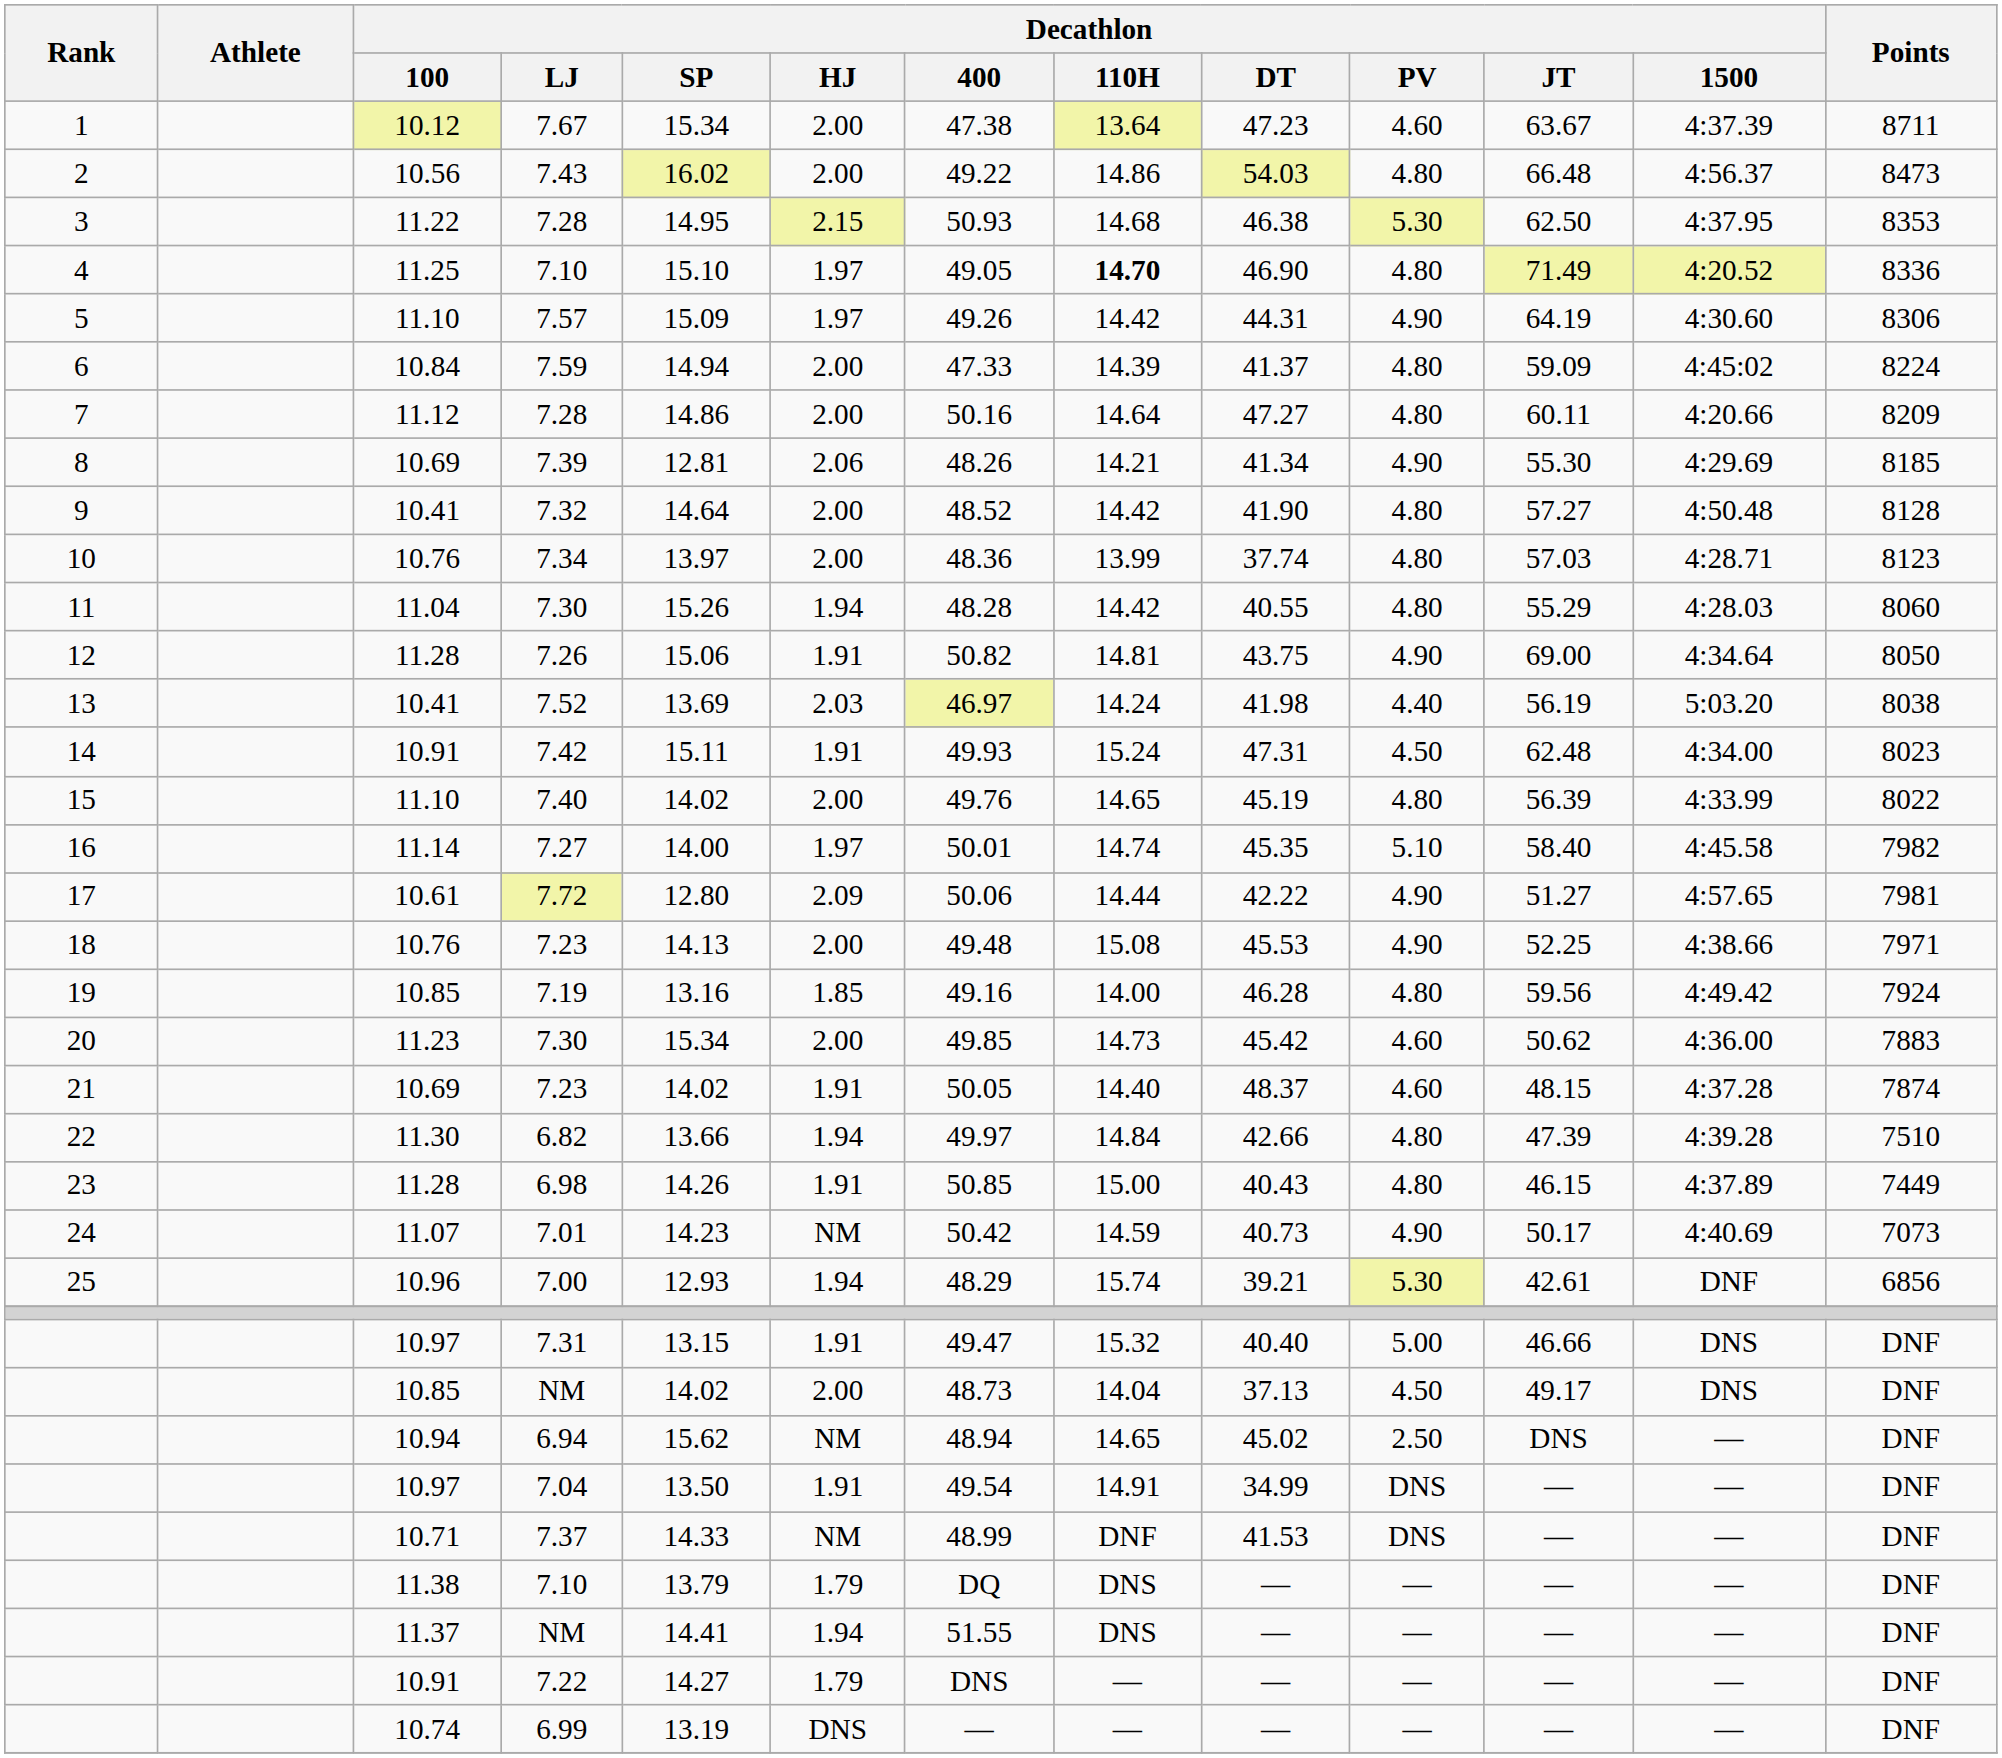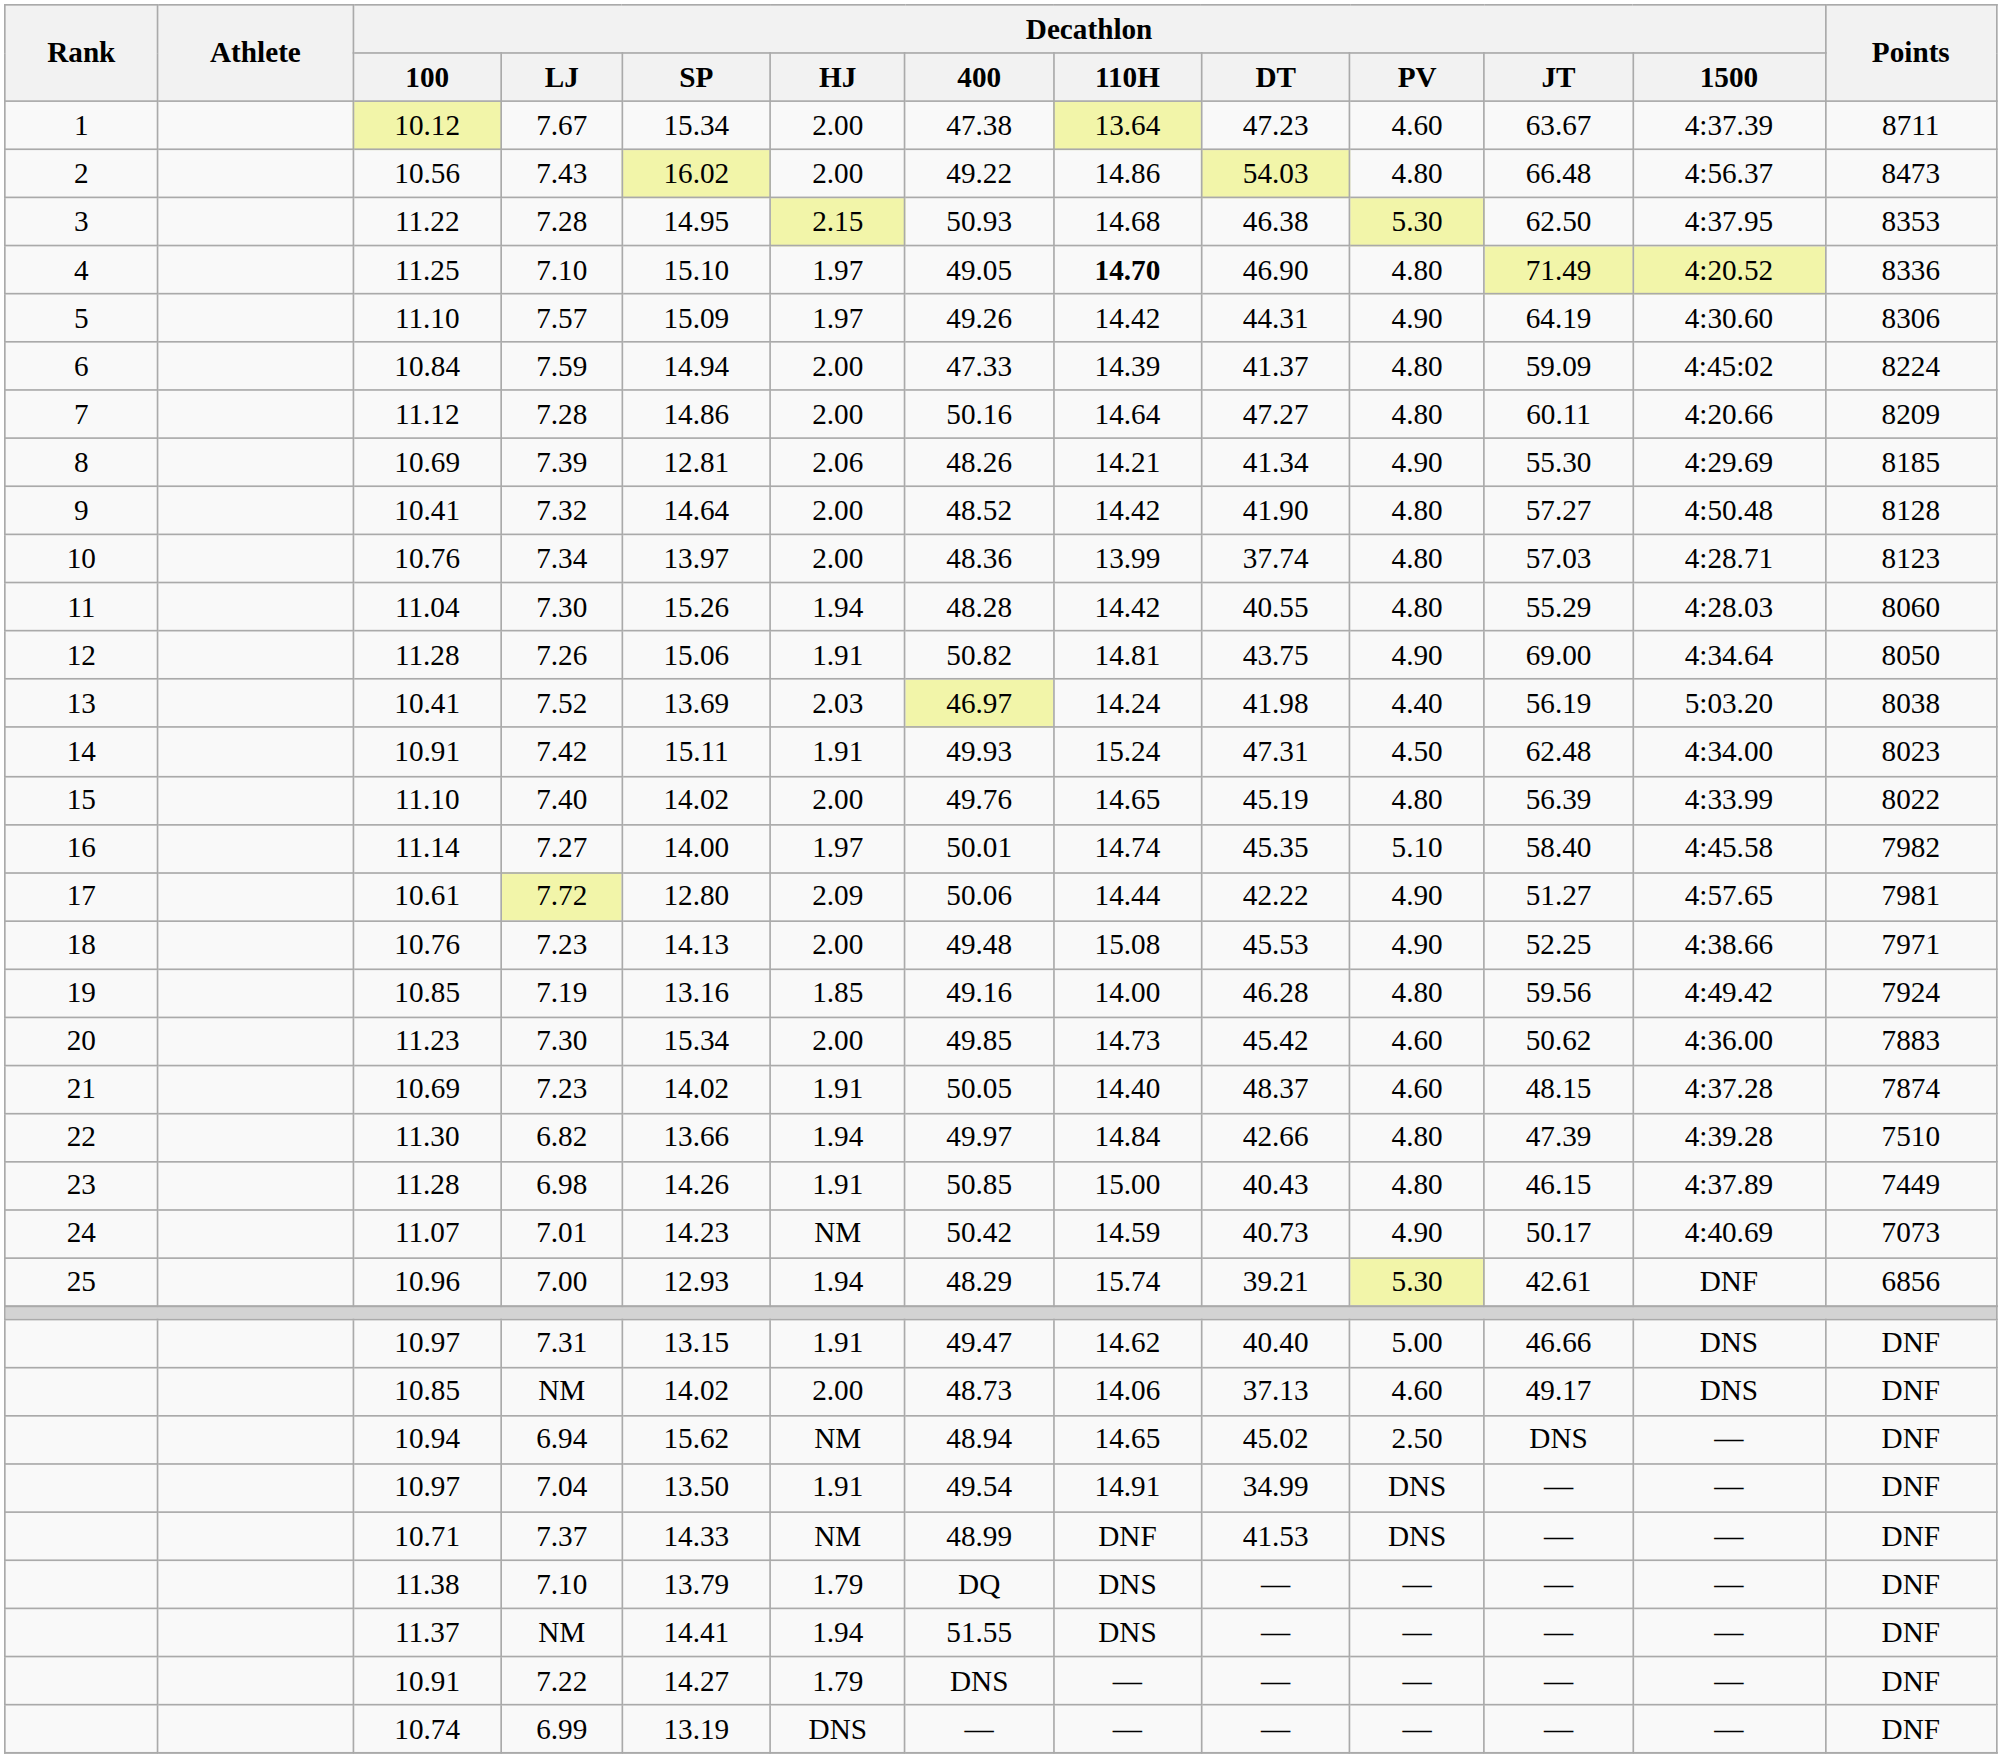(1127, 1342) 15.32 -> (1127, 1342) 14.62
(1127, 1390) 14.04 -> (1127, 1390) 14.06
(1417, 1390) 4.50 -> (1417, 1390) 4.60
